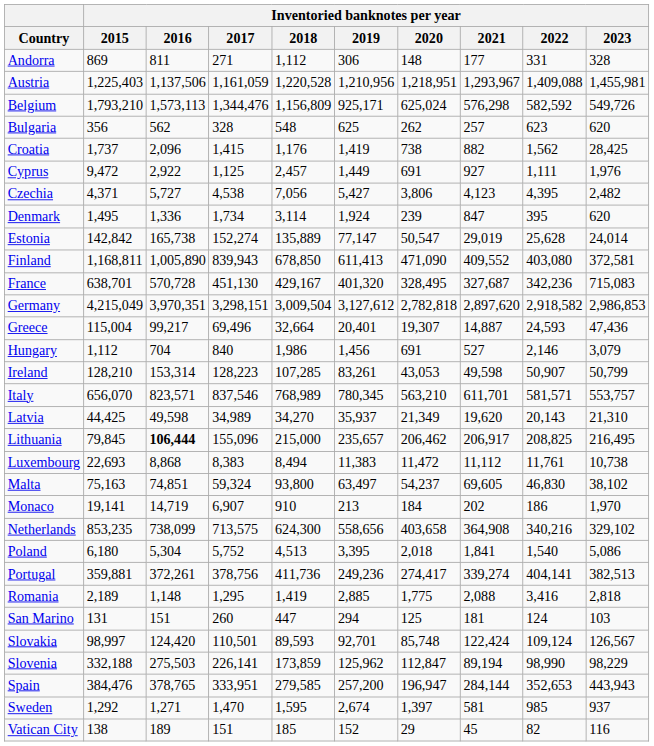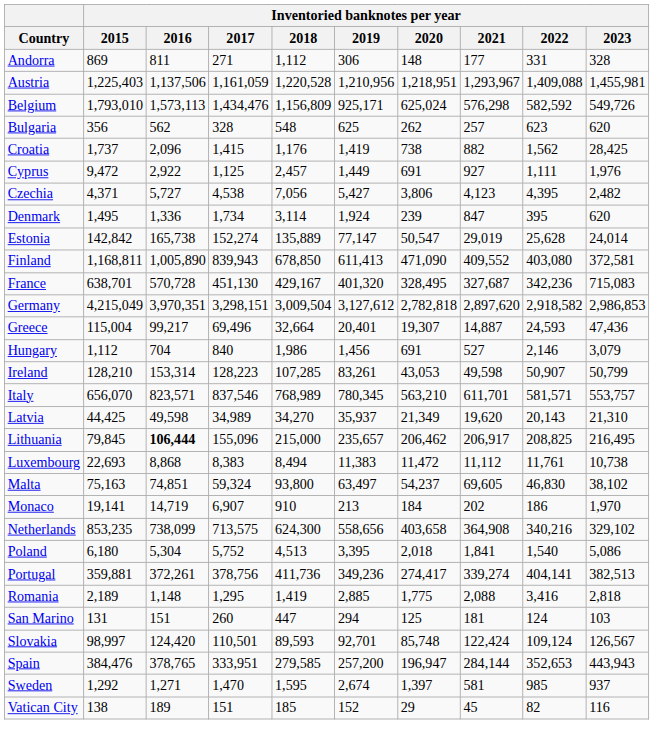(115, 104) 1,793,210 -> (115, 104) 1,793,010
(240, 104) 1,344,476 -> (240, 104) 1,434,476
(361, 573) 249,236 -> (361, 573) 349,236
- row: (32, 663)
